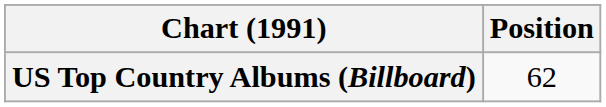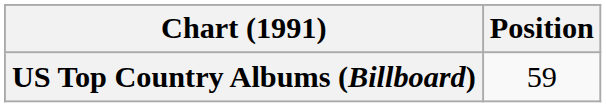(542, 76) 62 -> (542, 76) 59
